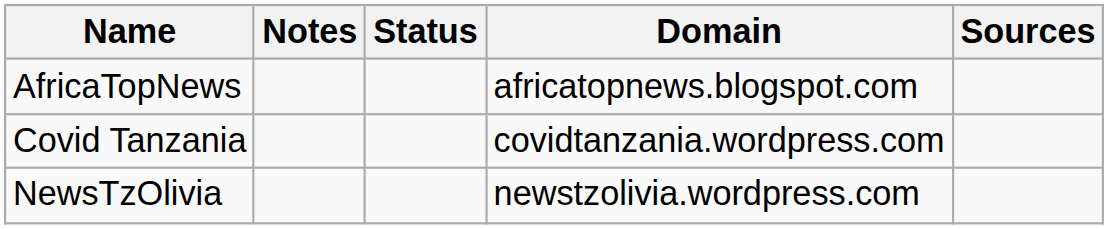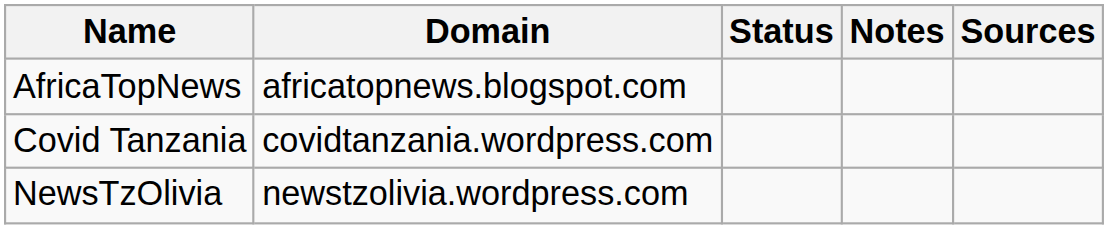columns swapped: (719, 31) <-> (310, 31)
